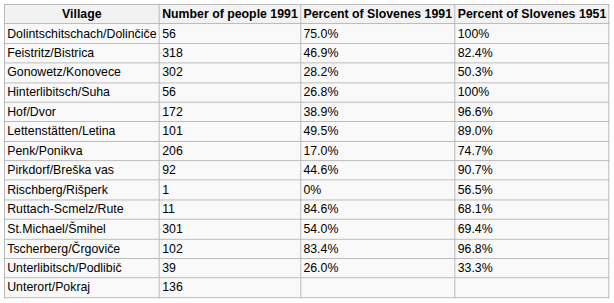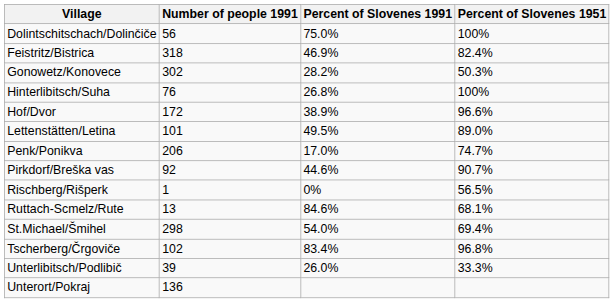(169, 92) 56 -> (169, 92) 76
(169, 209) 11 -> (169, 209) 13
(172, 229) 301 -> (172, 229) 298
